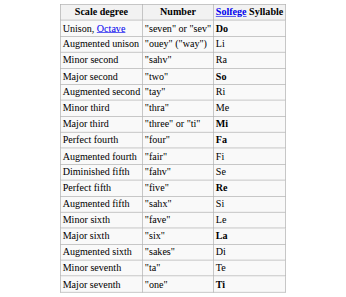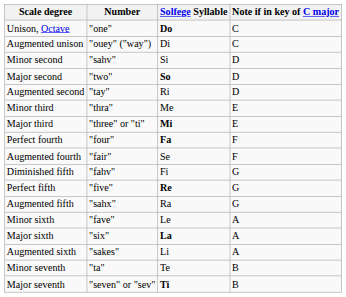+ column: (286, 12)
(178, 28) "seven" or "sev" -> (100, 28) "one"
(220, 44) Li -> (165, 44) Di
(221, 60) Ra -> (164, 60) Si
(220, 156) Fi -> (165, 156) Se
(221, 172) Se -> (164, 172) Fi
(220, 204) Si -> (166, 204) Ra
(221, 252) Di -> (164, 252) Li
(156, 284) "one" -> (122, 284) "seven" or "sev"
